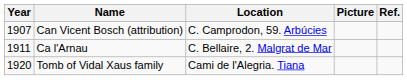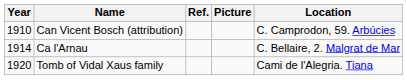columns swapped: (260, 13) <-> (390, 13)
(19, 30) 1907 -> (19, 30) 1910
(19, 48) 1911 -> (19, 48) 1914
